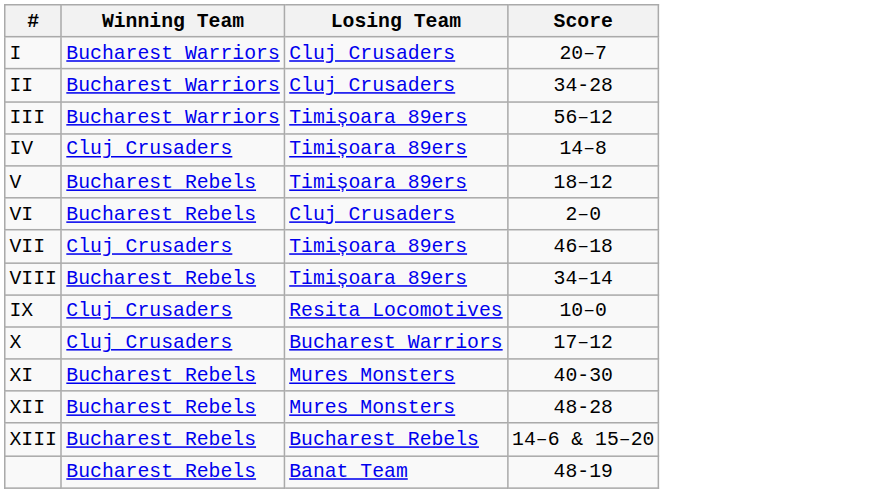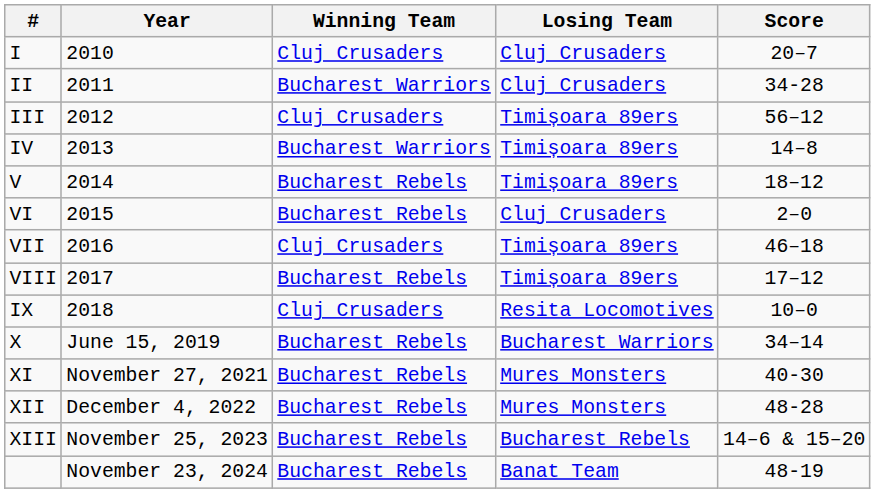+ column: (167, 21)
(173, 53) Bucharest Warriors -> (360, 53) Cluj Crusaders
(173, 117) Bucharest Warriors -> (360, 117) Cluj Crusaders
(149, 150) Cluj Crusaders -> (384, 150) Bucharest Warriors
(583, 279) 34–14 -> (794, 279) 17–12
(149, 343) Cluj Crusaders -> (372, 343) Bucharest Rebels
(583, 343) 17–12 -> (794, 343) 34–14
